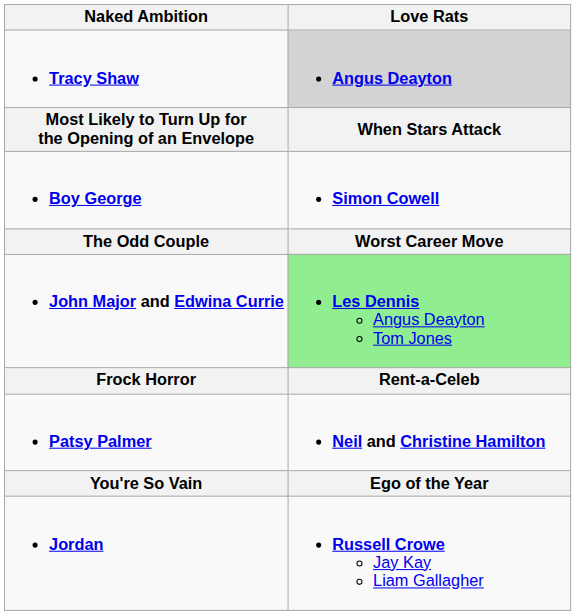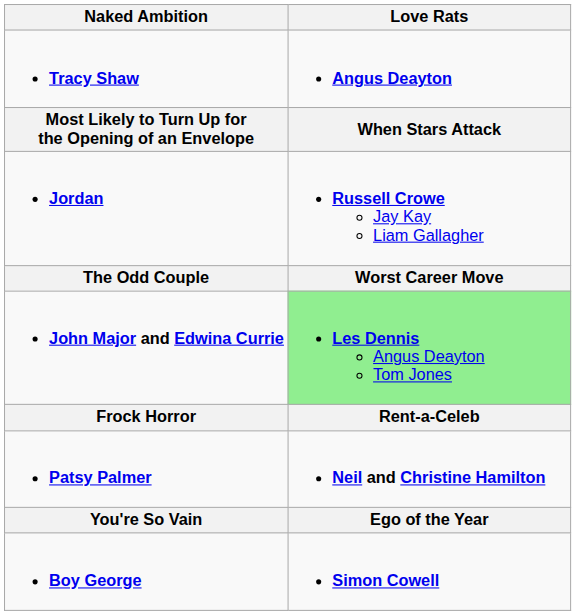(429, 78) lightgrey background -> (429, 78) no background
rows swapped: (146, 544) <-> (146, 199)
